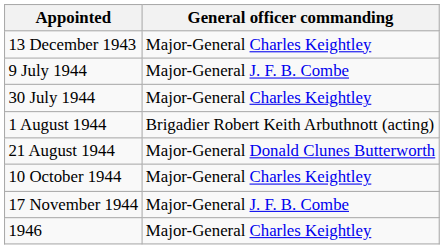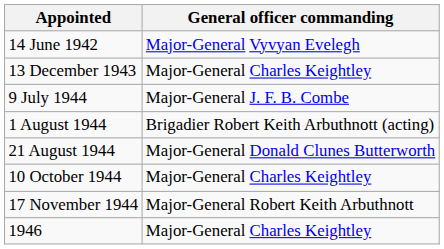+ row: (53, 44)
- row: (52, 97)
(247, 204) Major-General J. F. B. Combe -> (280, 204) Major-General Robert Keith Arbuthnott
